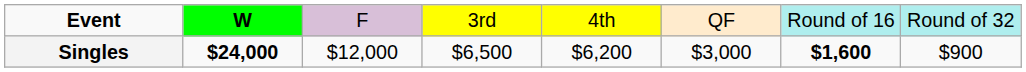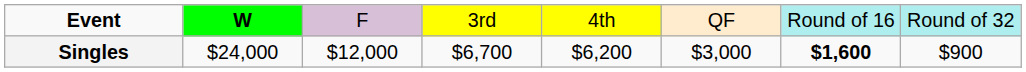(243, 52) bold -> (243, 52) normal
(482, 52) $6,500 -> (482, 52) $6,700
